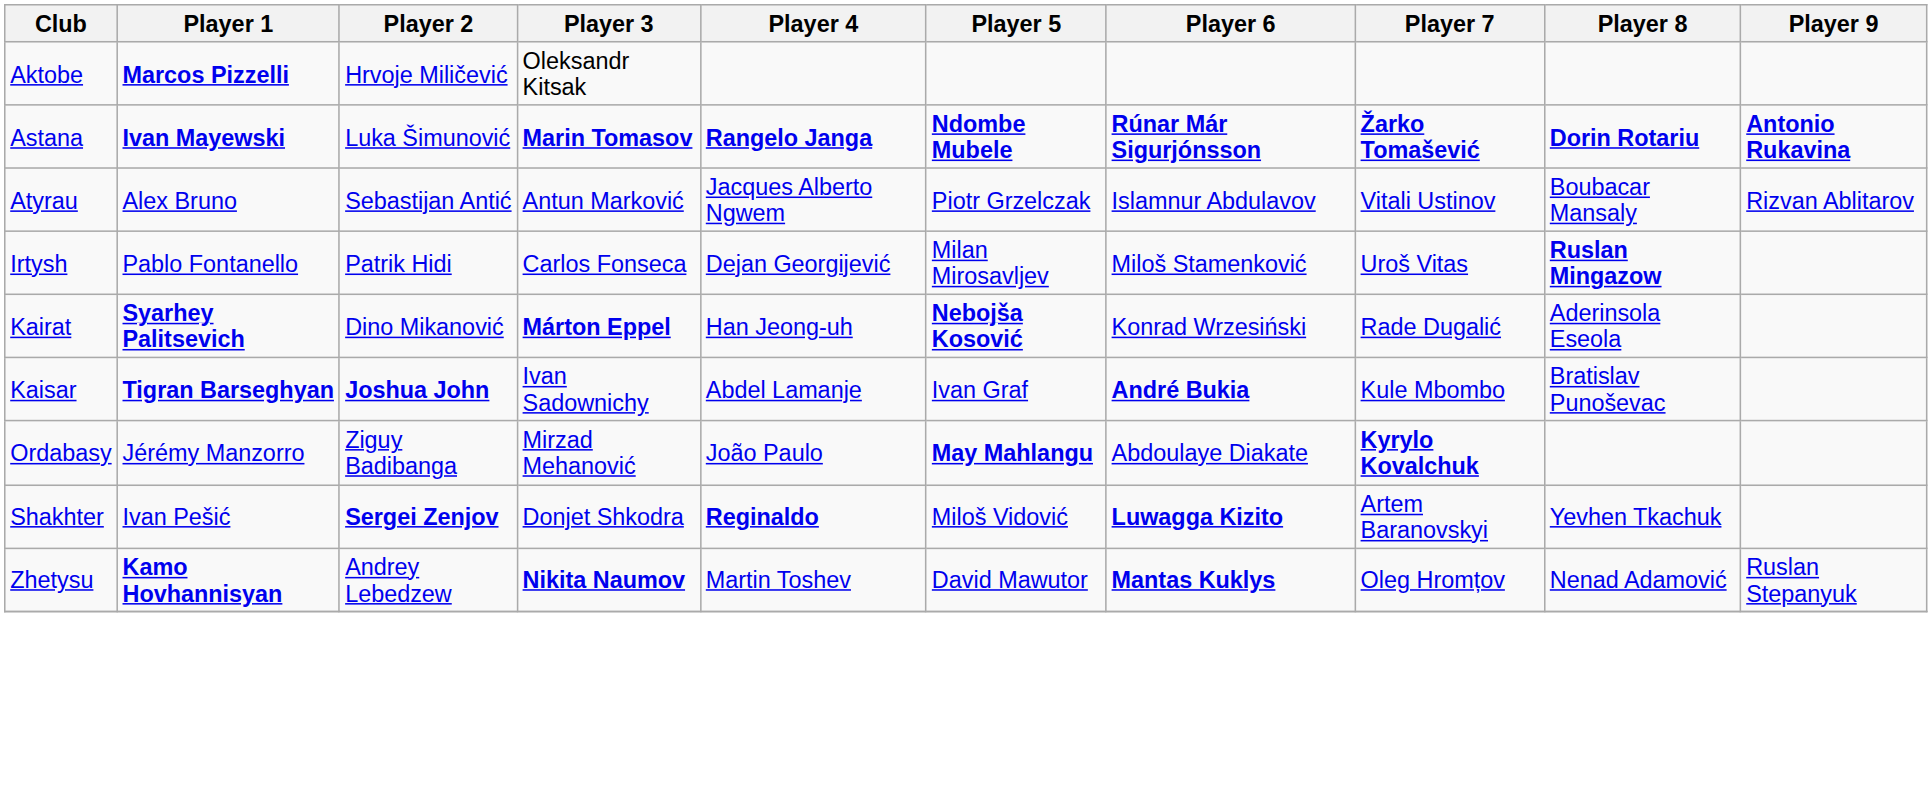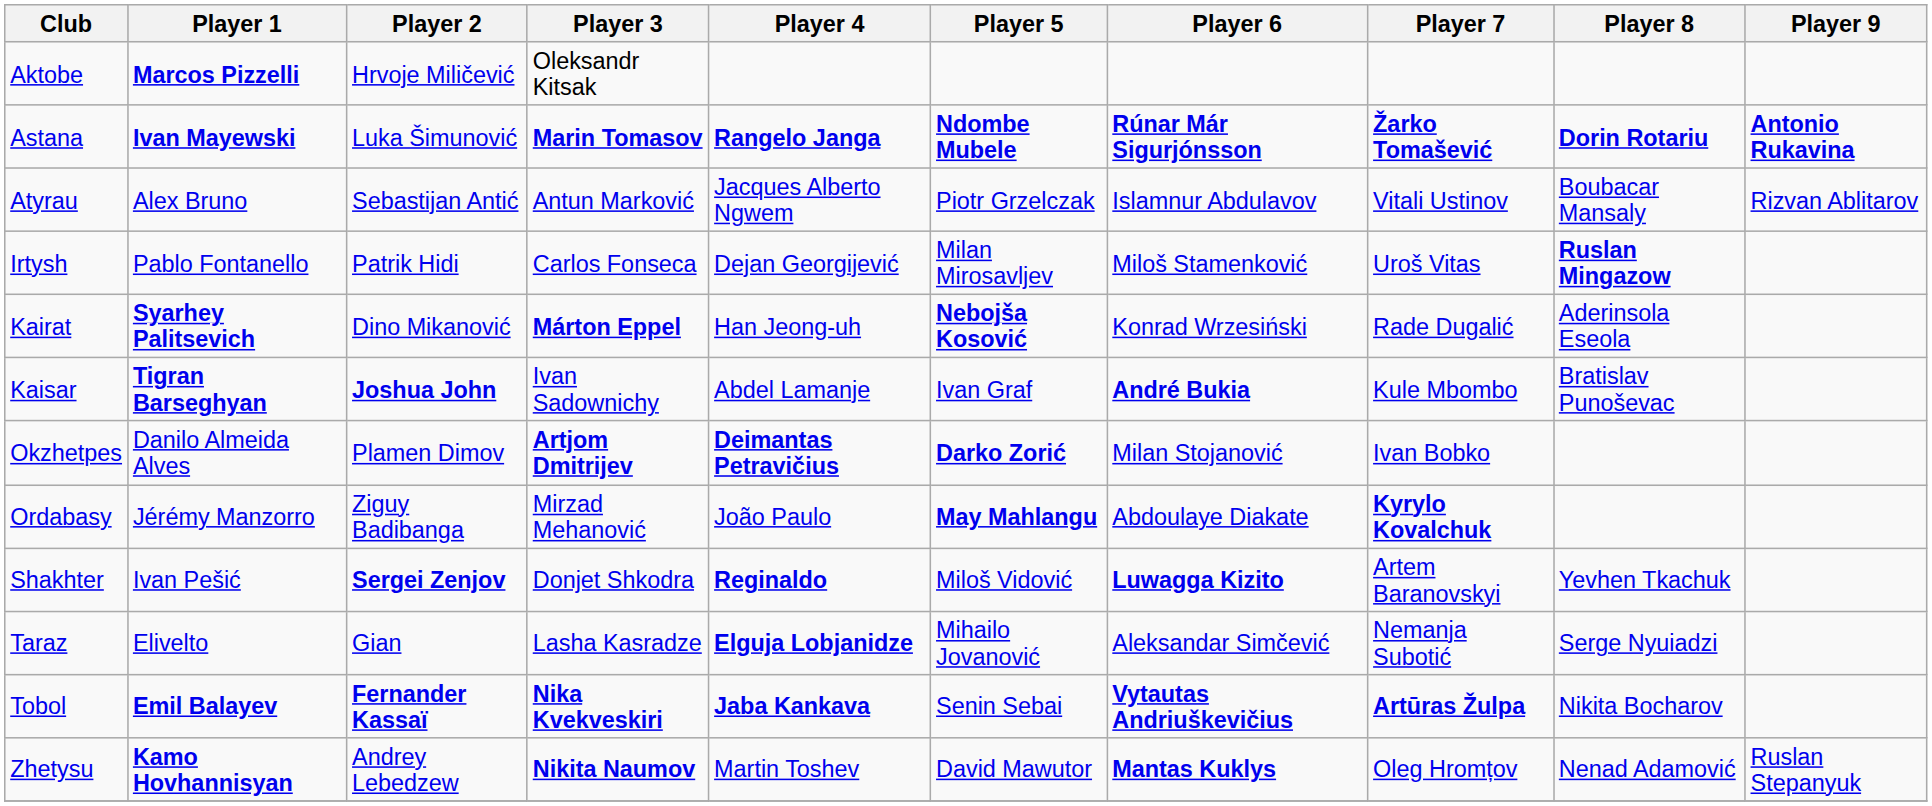+ row: (66, 453)
+ row: (39, 643)
+ row: (38, 706)
